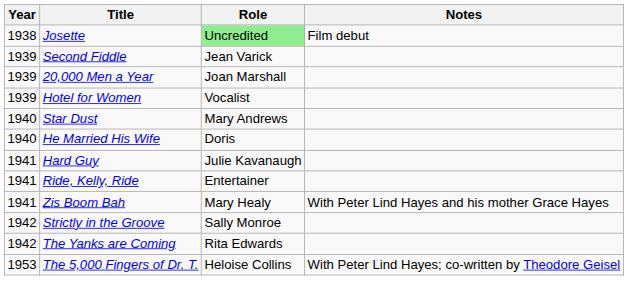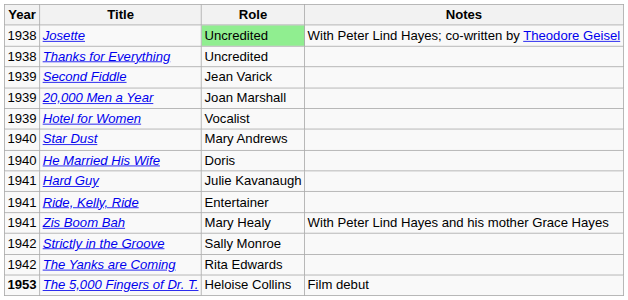(338, 35) Film debut -> (464, 35) With Peter Lind Hayes; co-written by Theodore Geisel
+ row: (106, 56)
(22, 264) normal -> (22, 285) bold
(464, 264) With Peter Lind Hayes; co-written by Theodore Geisel -> (338, 285) Film debut
